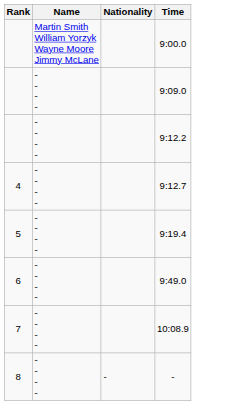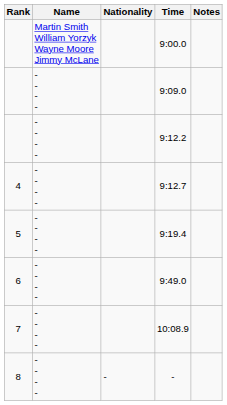+ column: (207, 12)
